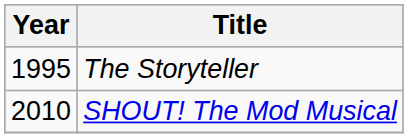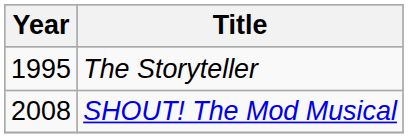(41, 111) 2010 -> (41, 111) 2008
